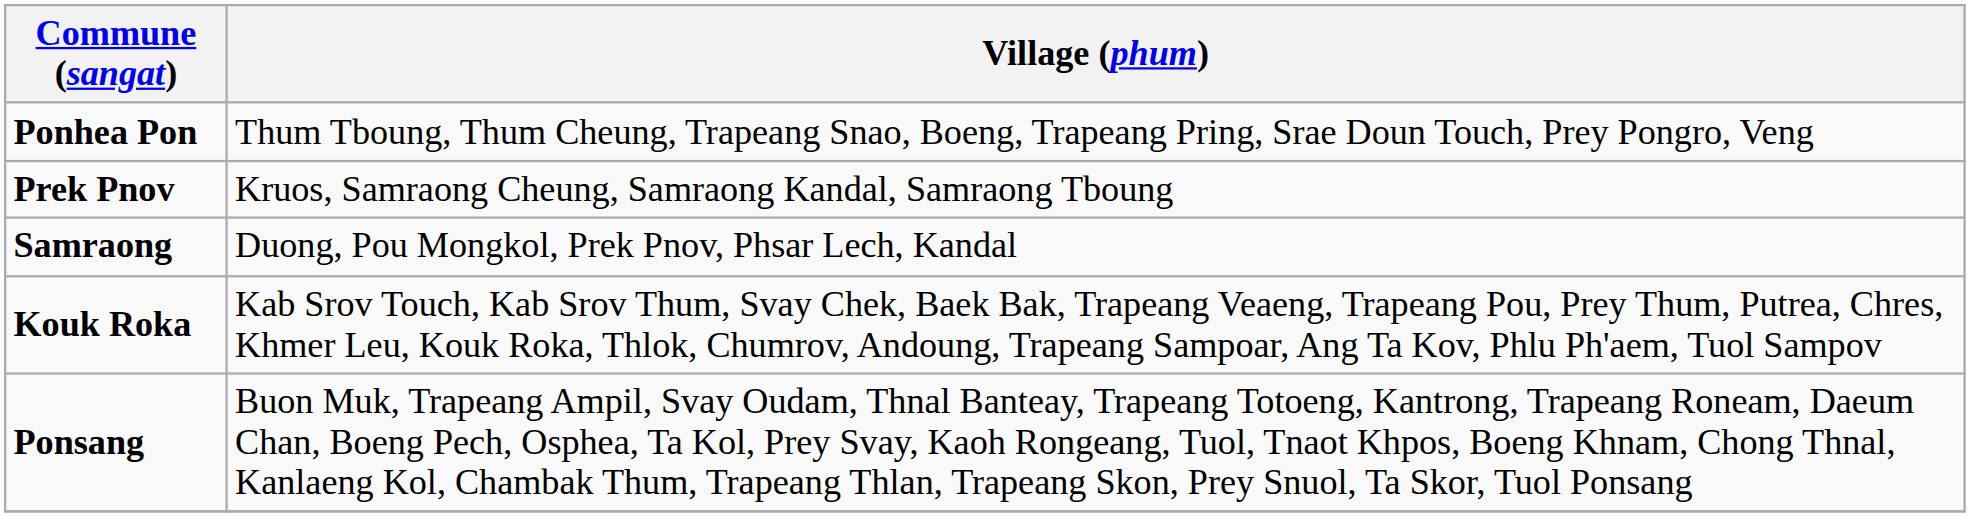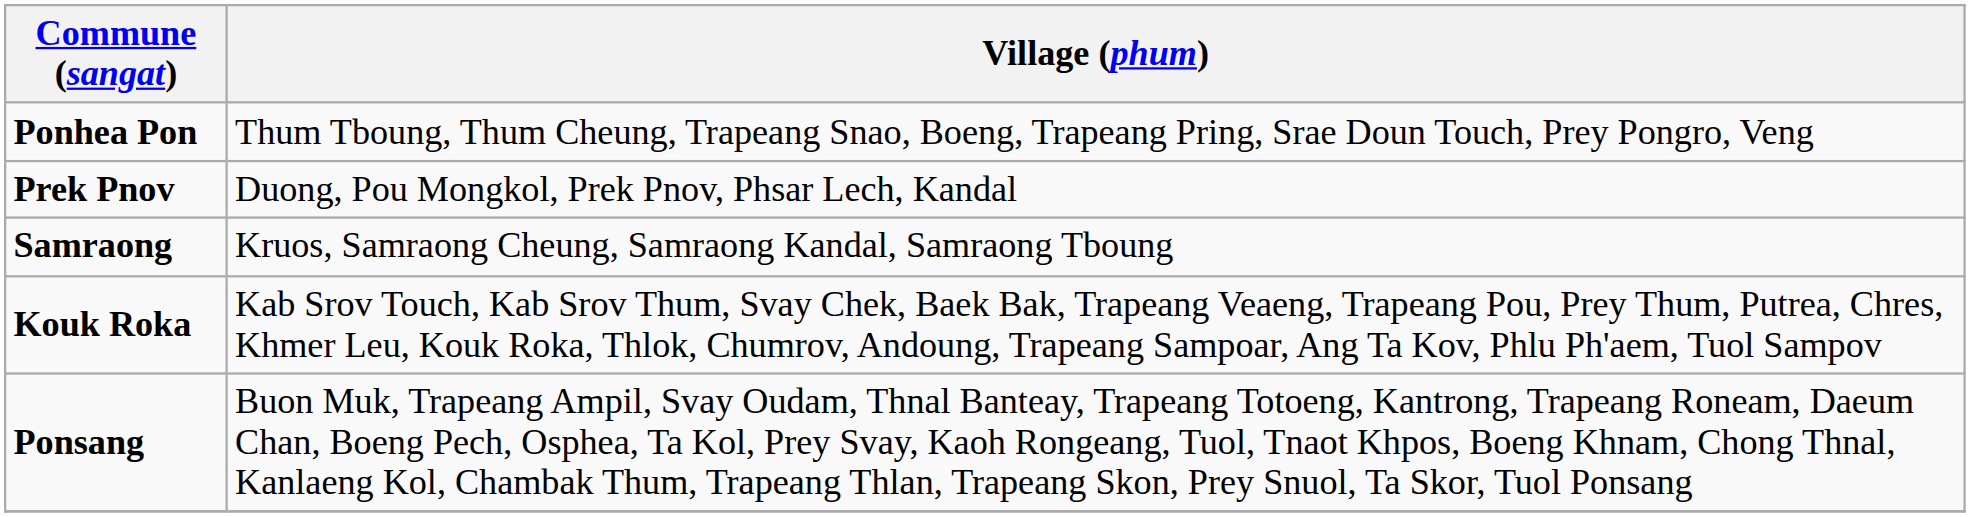(704, 188) Kruos, Samraong Cheung, Samraong Kandal, Samraong Tboung -> (626, 188) Duong, Pou Mongkol, Prek Pnov, Phsar Lech, Kandal
(626, 245) Duong, Pou Mongkol, Prek Pnov, Phsar Lech, Kandal -> (704, 245) Kruos, Samraong Cheung, Samraong Kandal, Samraong Tboung
